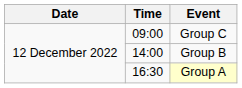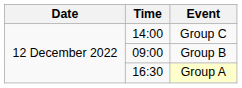(148, 33) 09:00 -> (148, 33) 14:00
(148, 53) 14:00 -> (148, 53) 09:00
